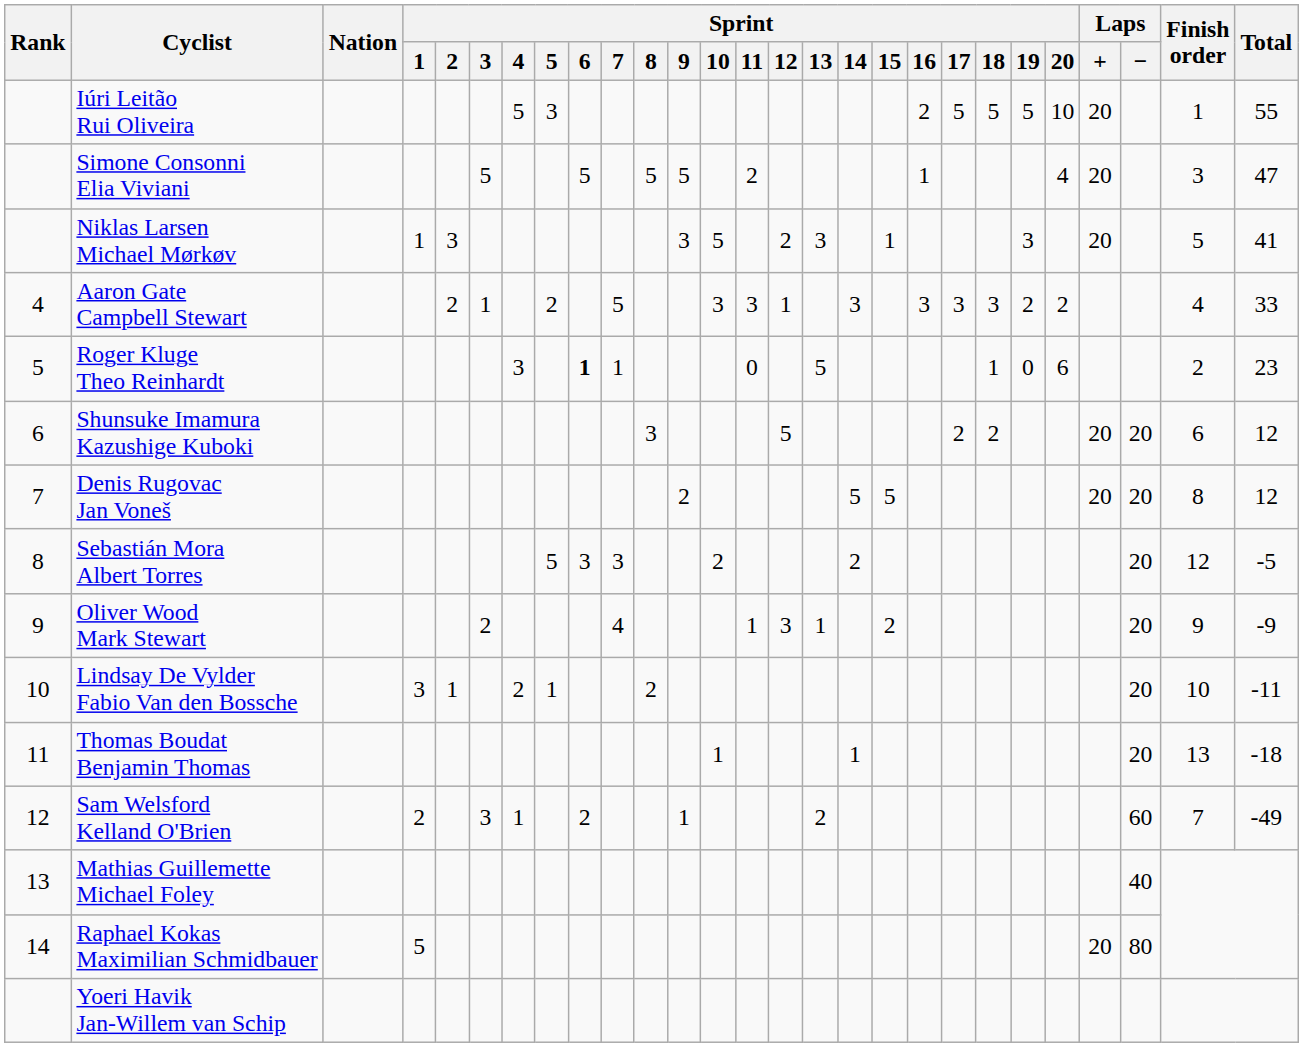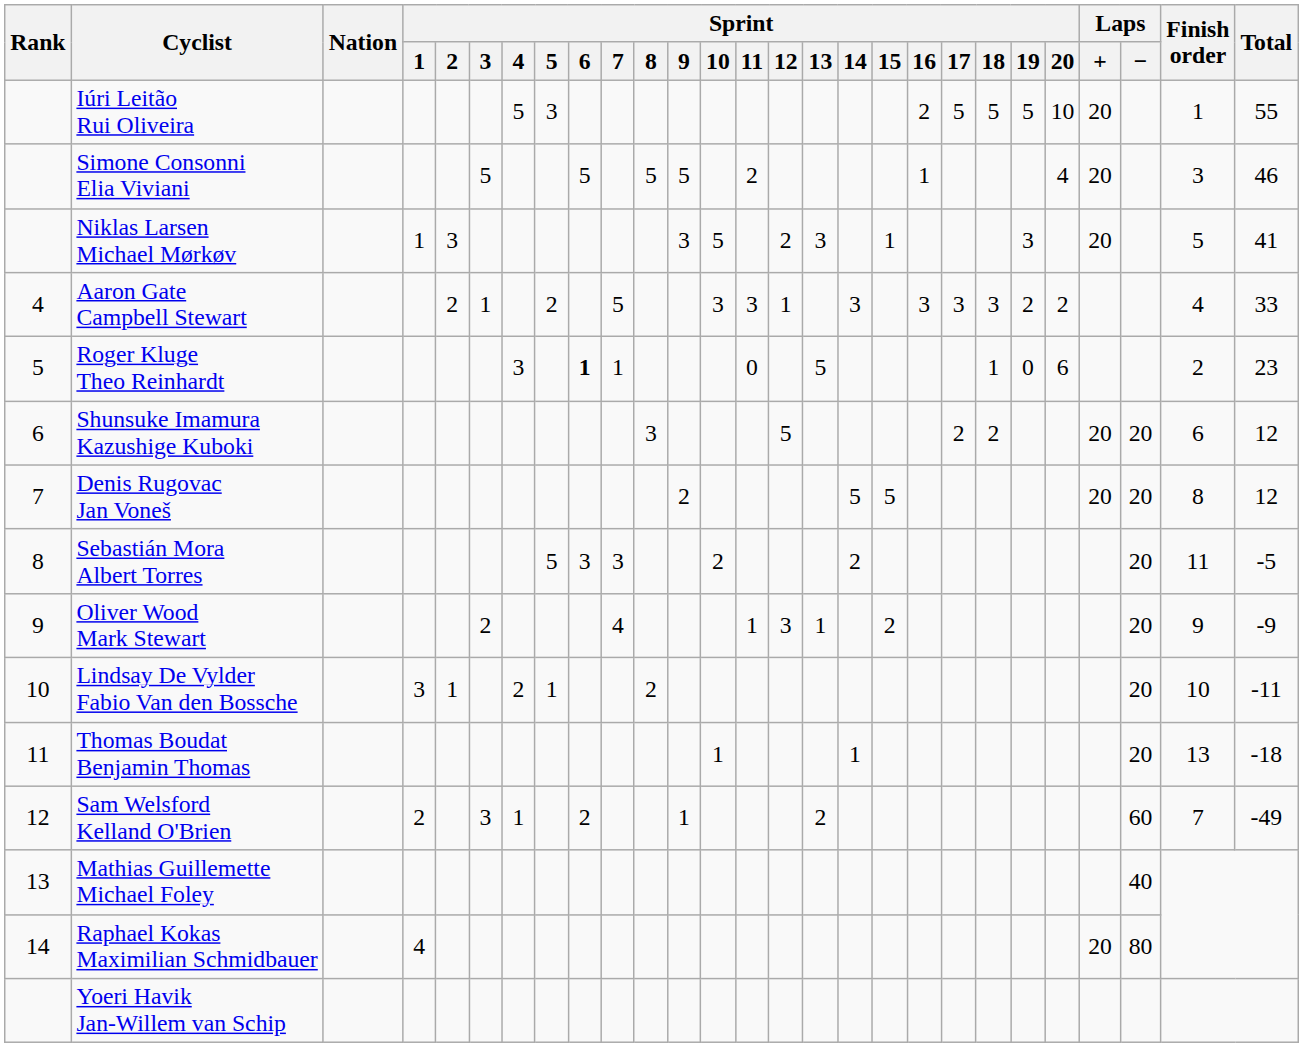(1266, 175) 47 -> (1266, 175) 46
(1198, 561) 12 -> (1198, 561) 11
(419, 946) 5 -> (419, 946) 4
